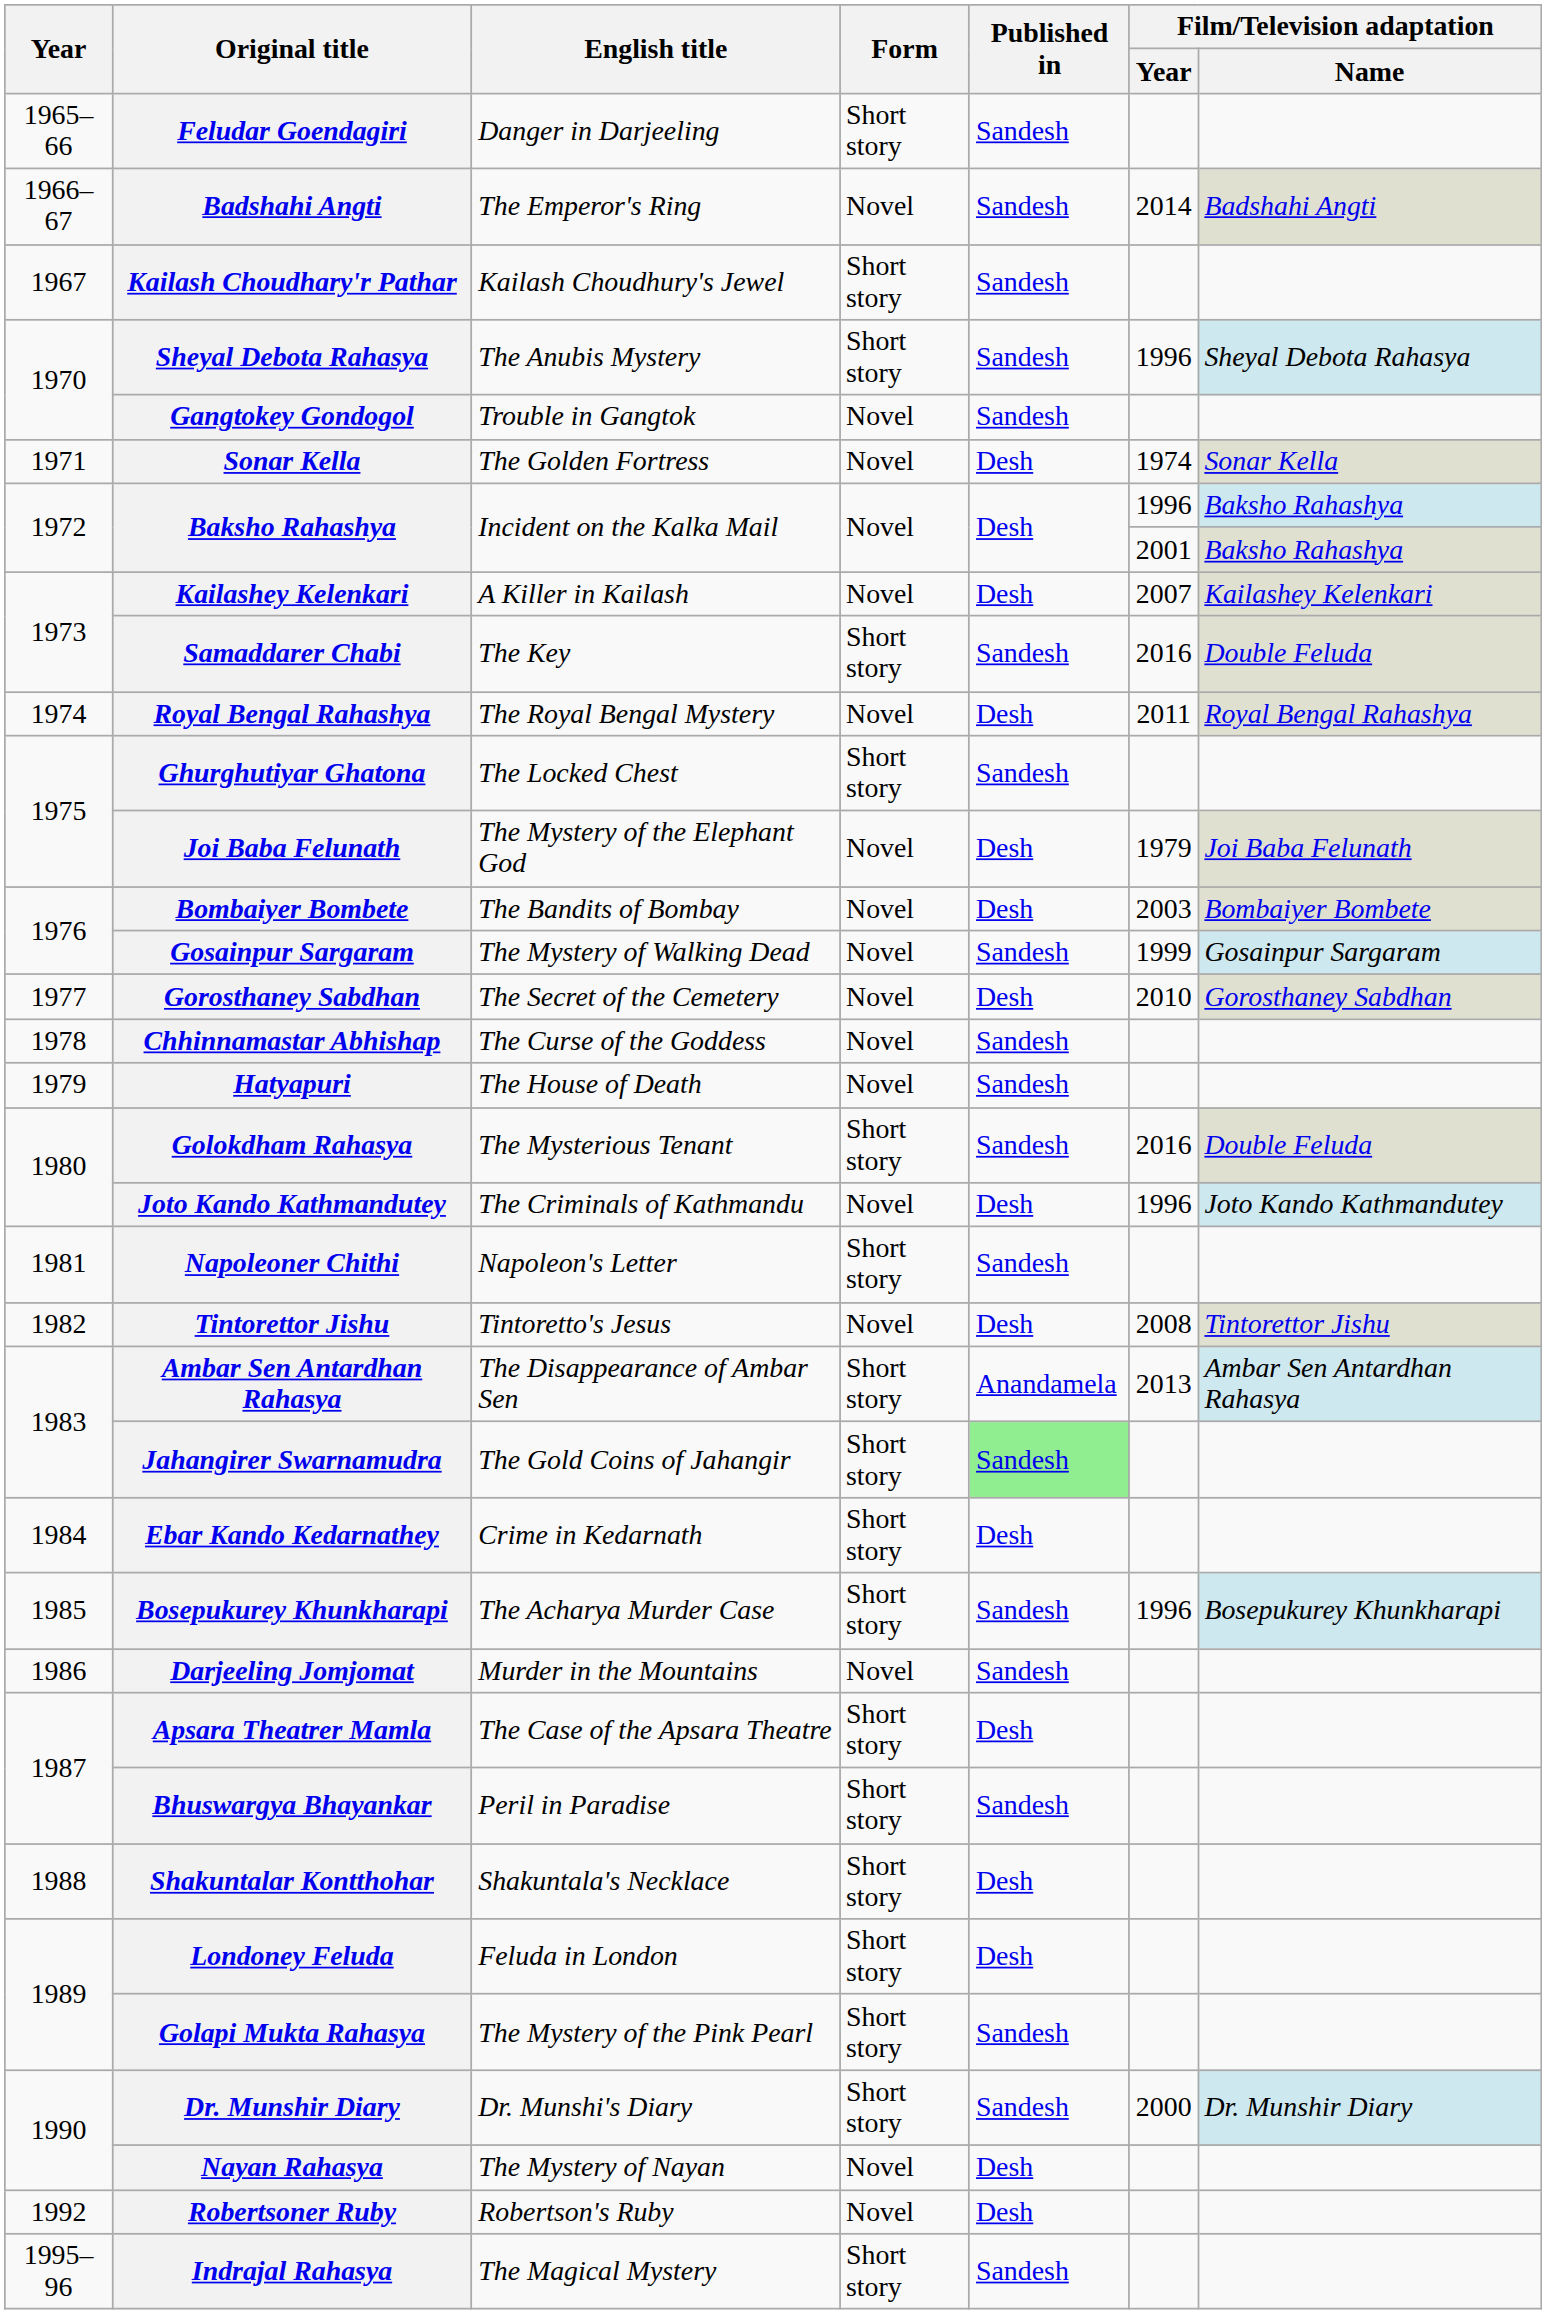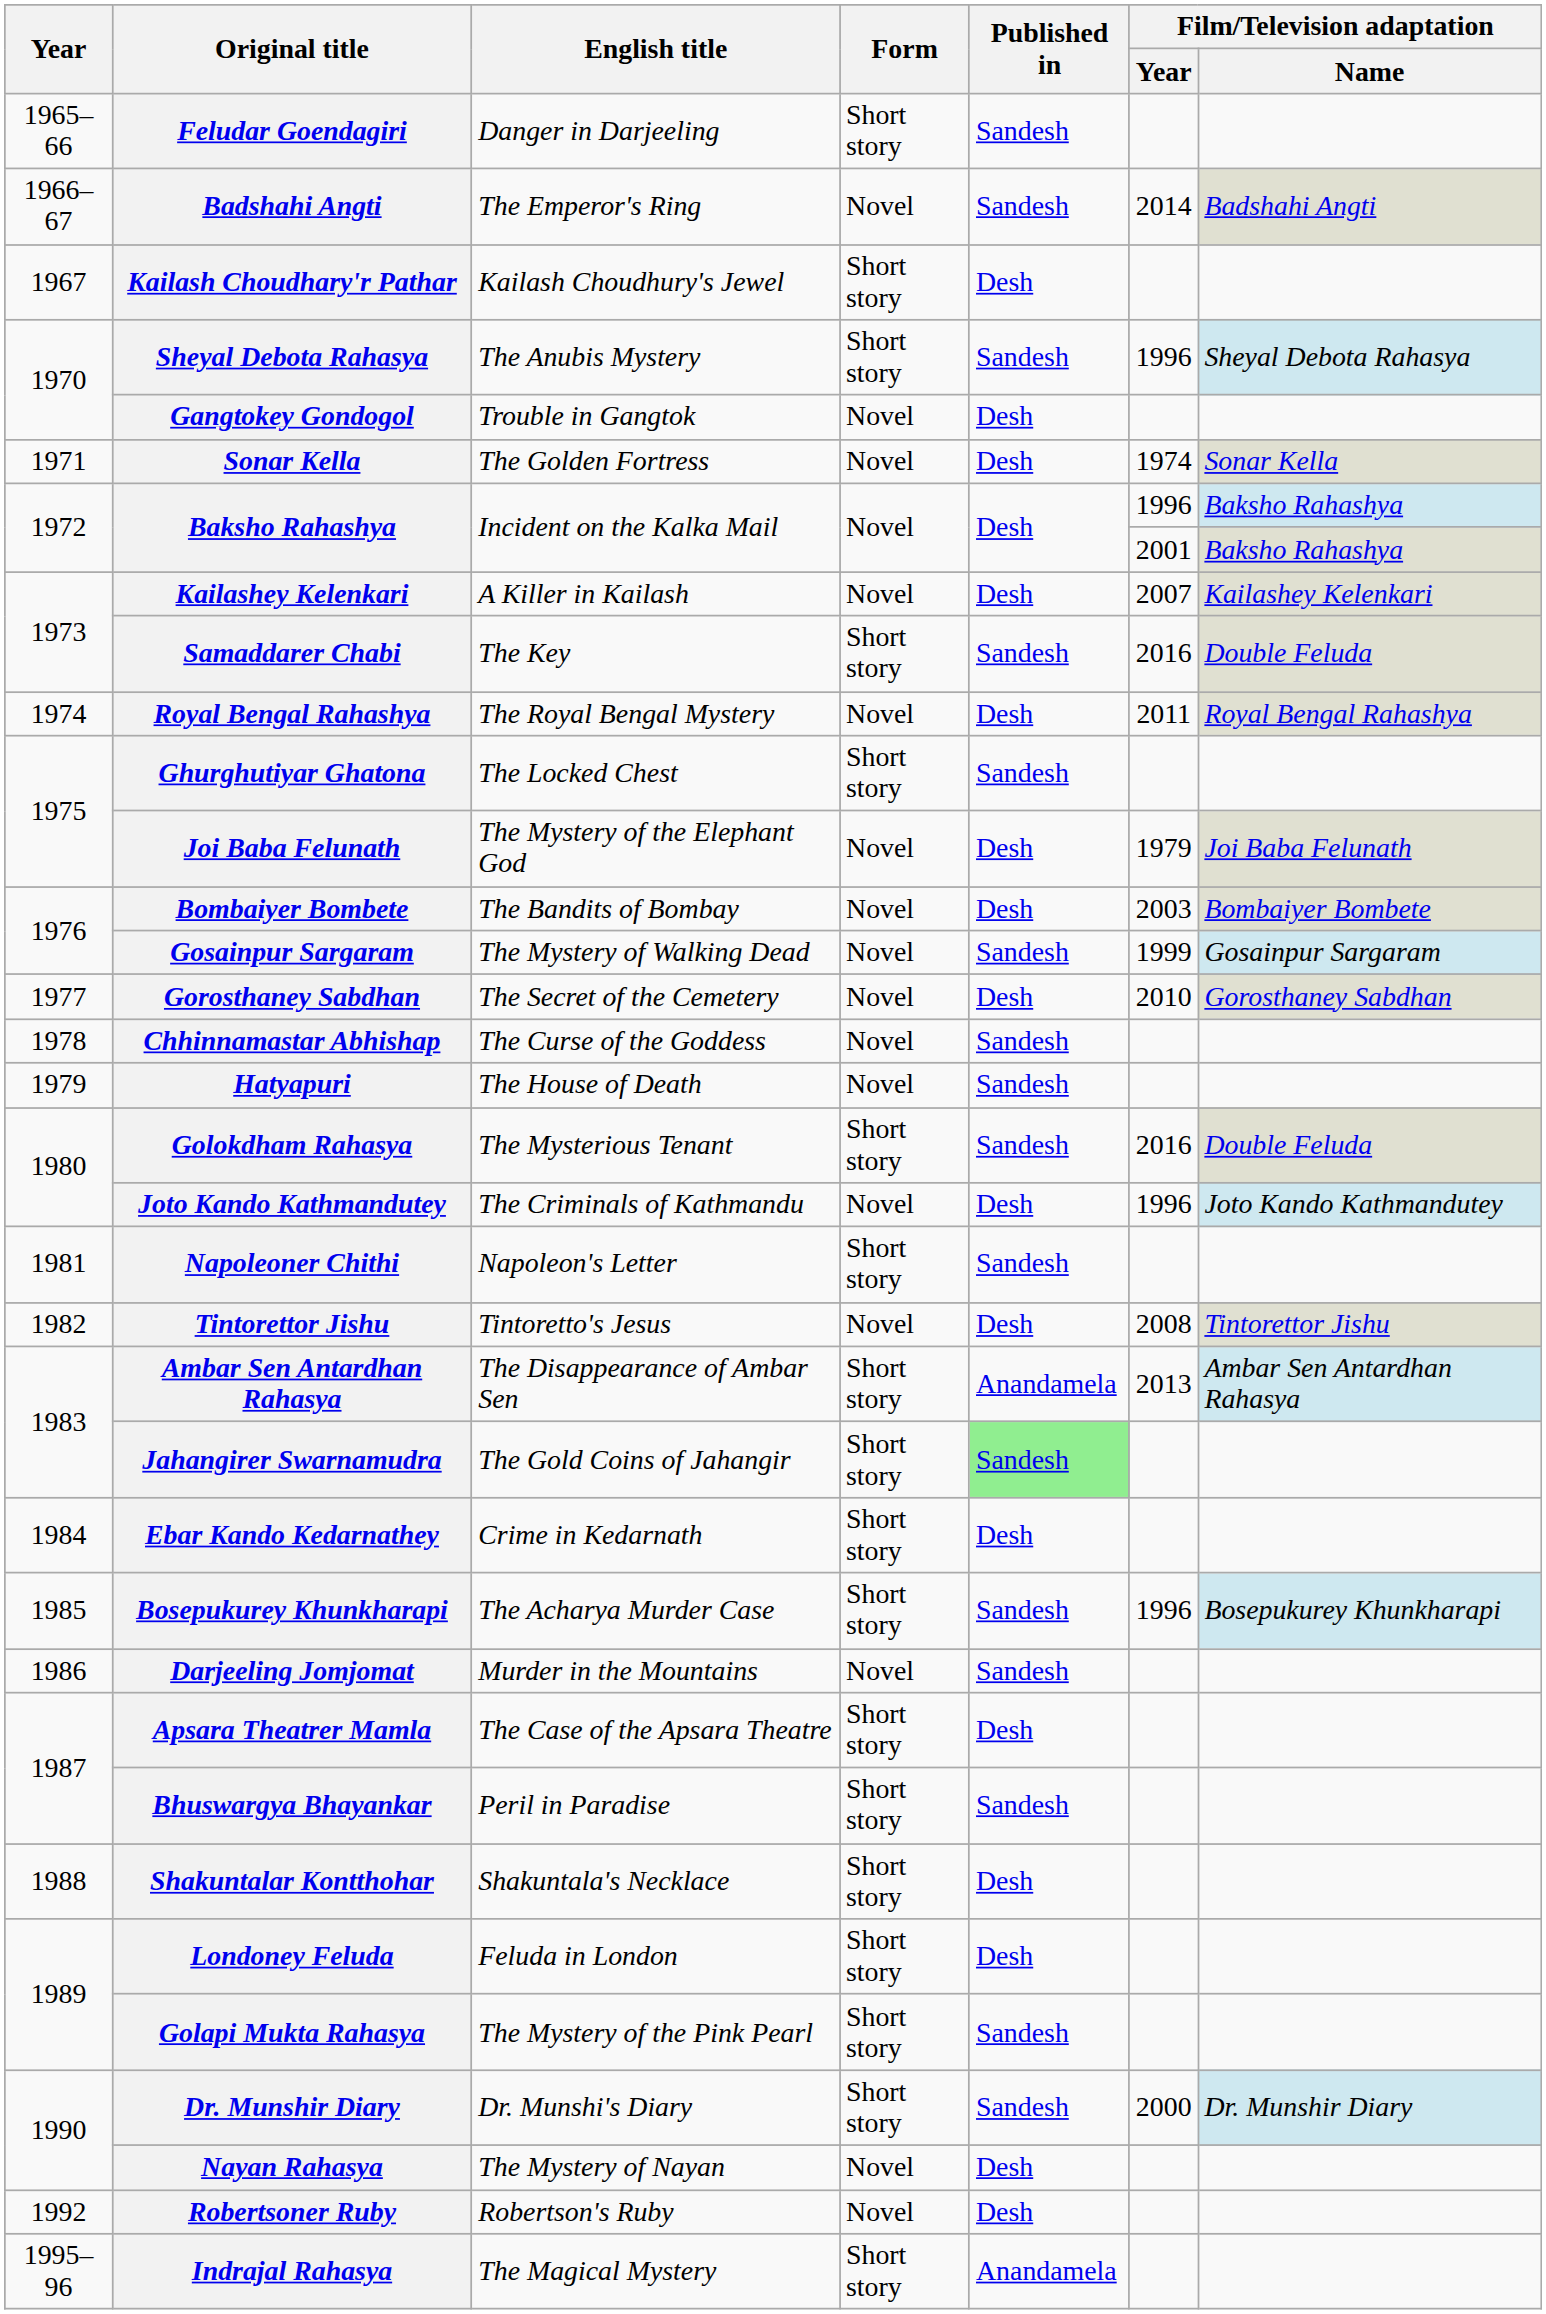(1022, 281) Sandesh -> (1005, 281) Desh
(1022, 416) Sandesh -> (1005, 416) Desh
(1022, 2270) Sandesh -> (1046, 2270) Anandamela
